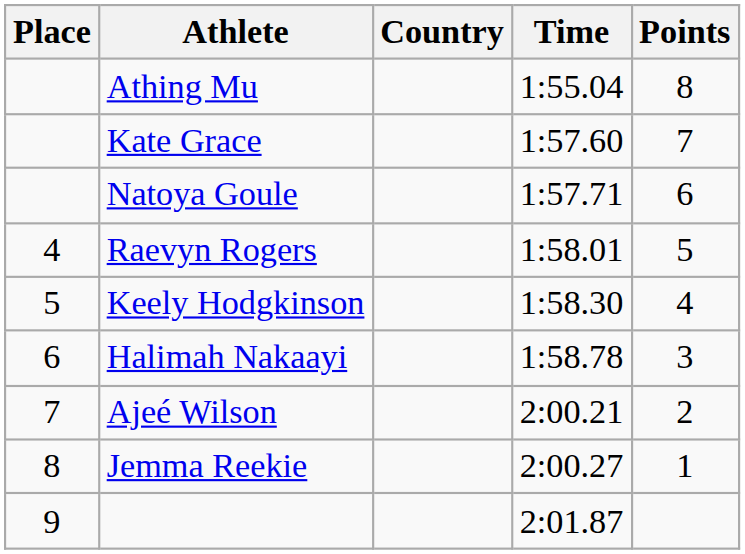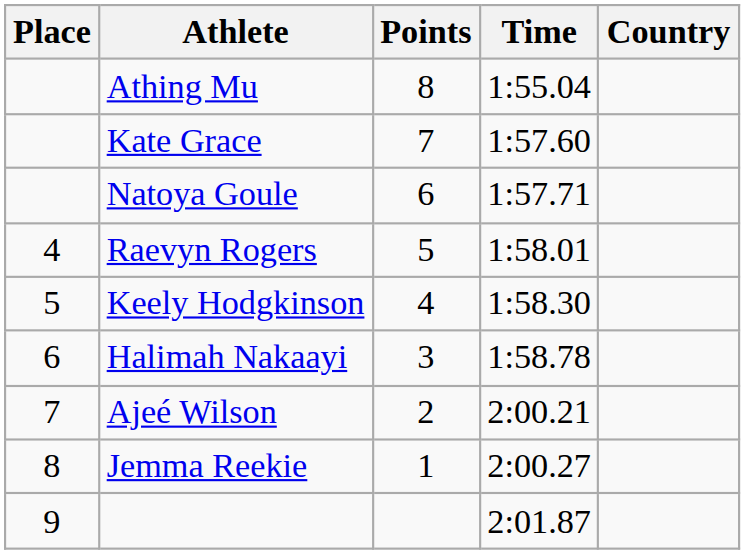columns swapped: (442, 31) <-> (685, 31)
